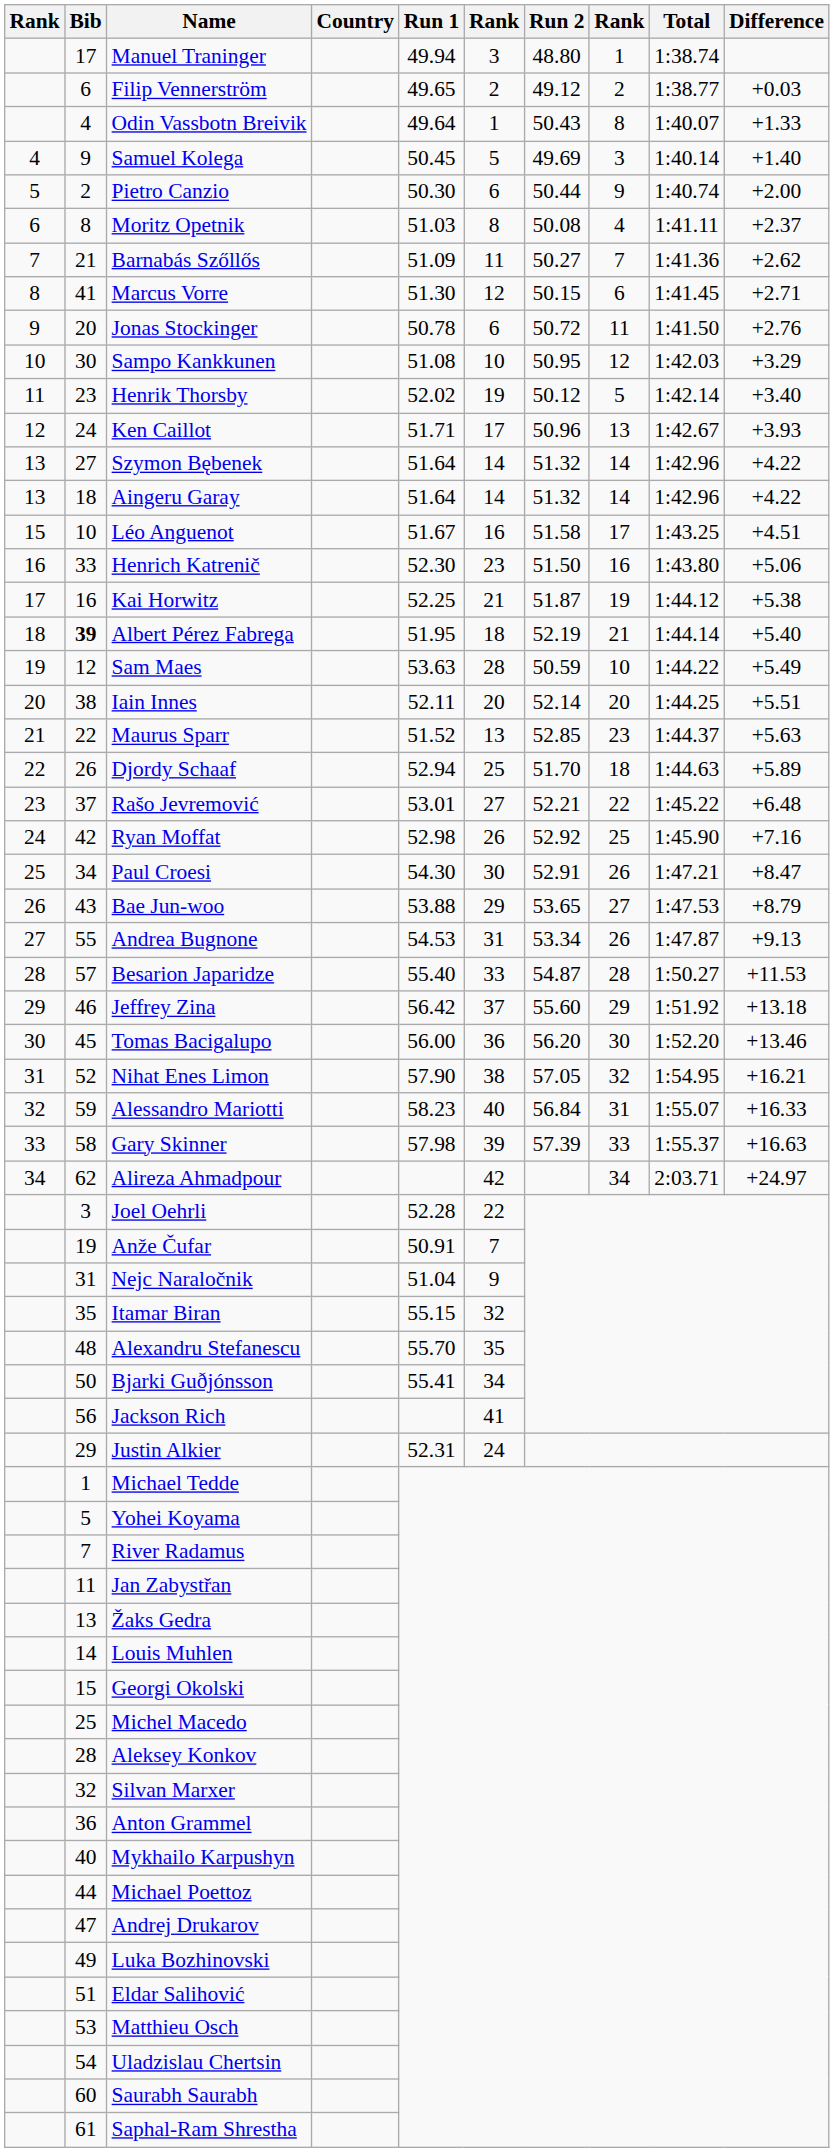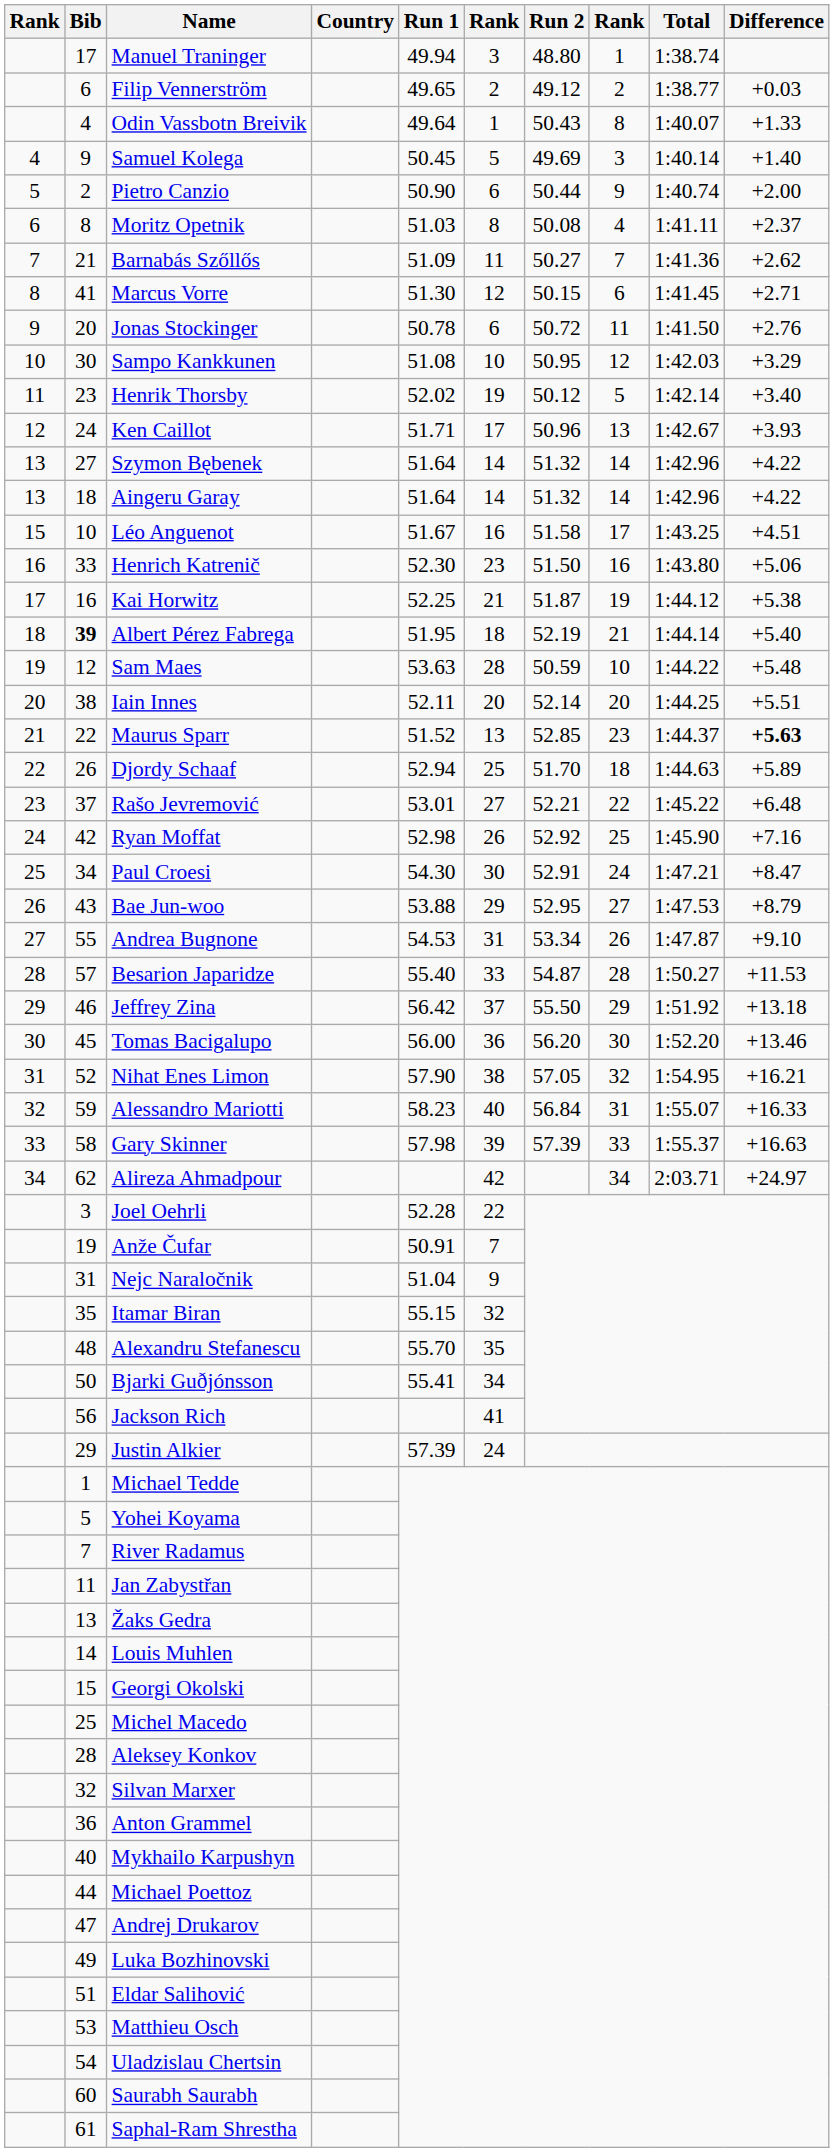(431, 191) 50.30 -> (431, 191) 50.90
(776, 667) +5.49 -> (776, 667) +5.48
(776, 735) normal -> (776, 735) bold
(619, 871) 26 -> (619, 871) 24
(557, 905) 53.65 -> (557, 905) 52.95
(776, 939) +9.13 -> (776, 939) +9.10
(557, 1007) 55.60 -> (557, 1007) 55.50
(431, 1449) 52.31 -> (431, 1449) 57.39
